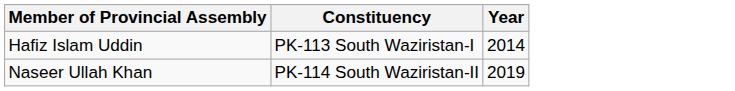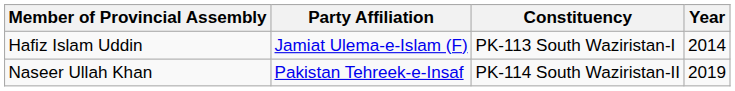+ column: (371, 18)
